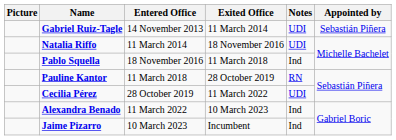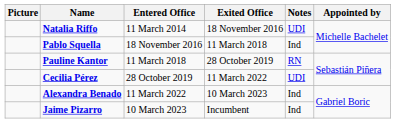- row: (82, 29)
